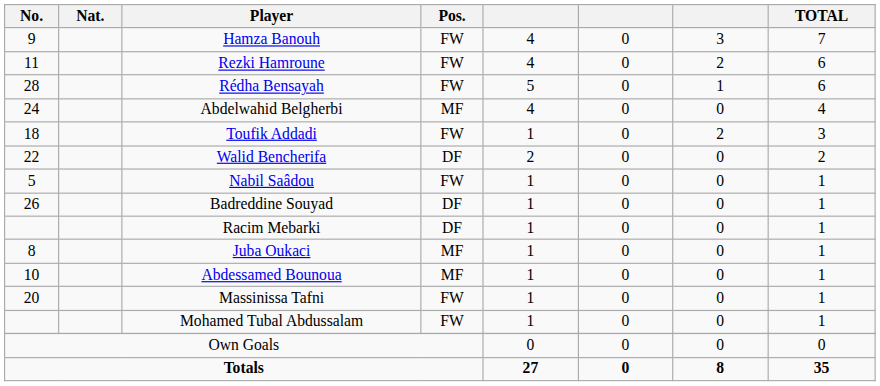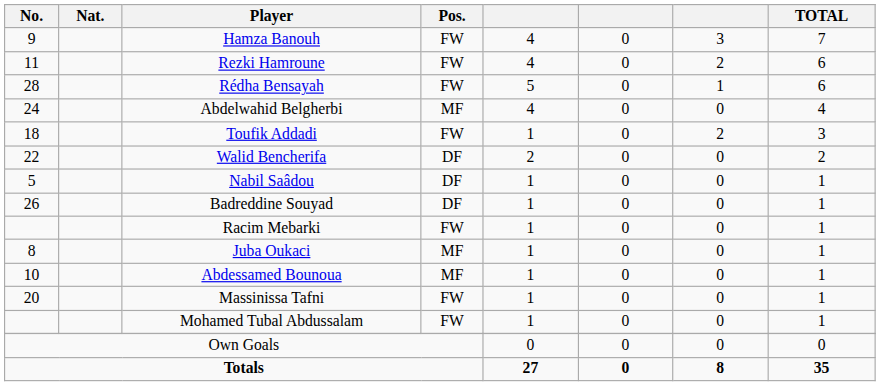(452, 180) FW -> (452, 180) DF
(452, 227) DF -> (452, 227) FW
